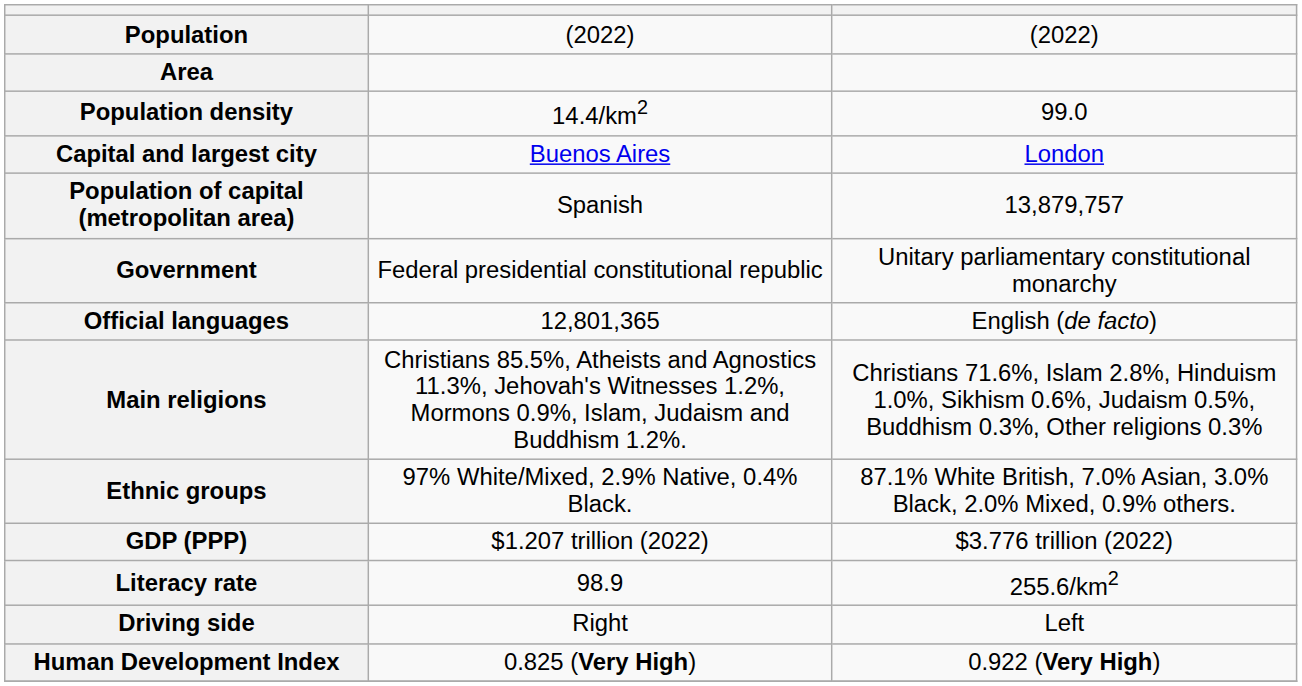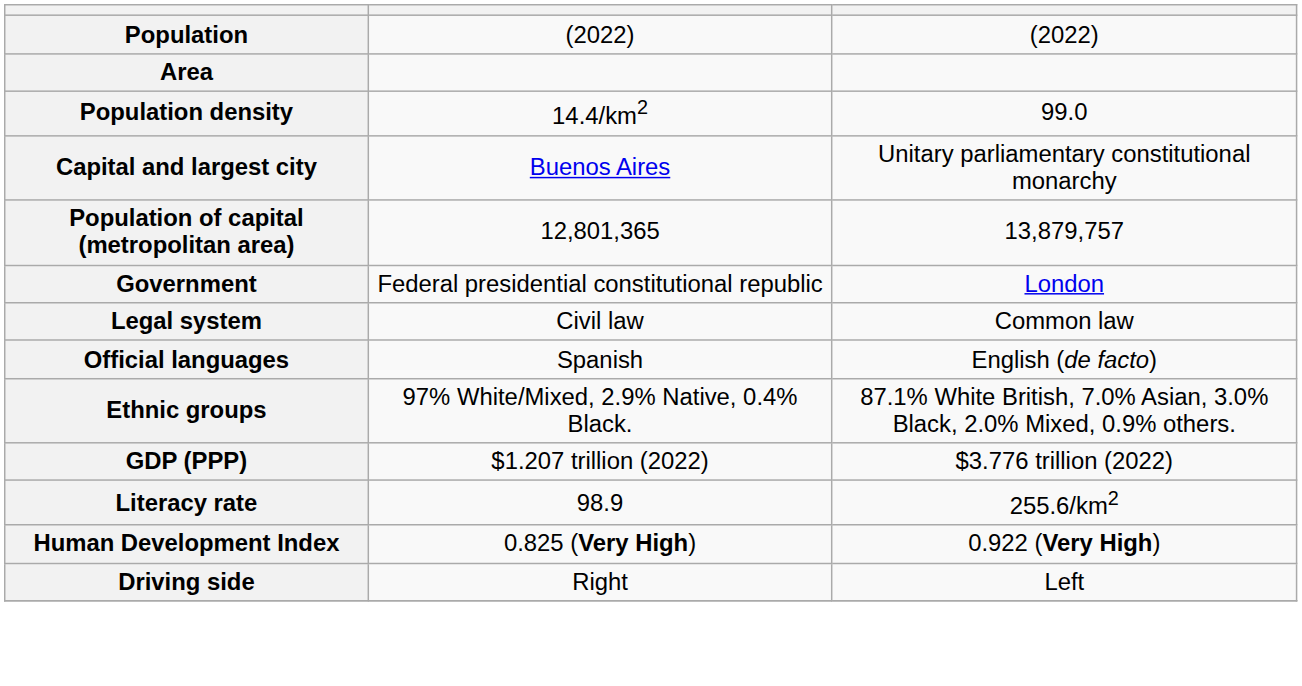(1064, 154) London -> (1064, 167) Unitary parliamentary constitutional monarchy
(600, 205) Spanish -> (600, 232) 12,801,365
(1064, 270) Unitary parliamentary constitutional monarchy -> (1064, 283) London
+ row: (186, 321)
(600, 321) 12,801,365 -> (600, 359) Spanish
- row: (186, 399)
rows swapped: (186, 661) <-> (186, 624)
